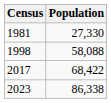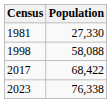(88, 88) 86,338 -> (88, 88) 76,338
